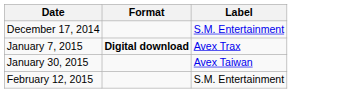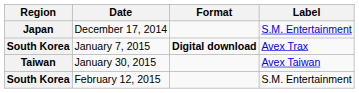+ column: (38, 12)
